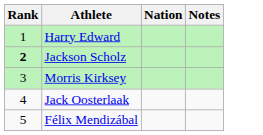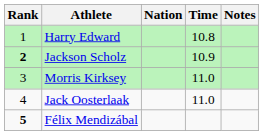+ column: (203, 15)
(23, 120) normal -> (23, 120) bold
